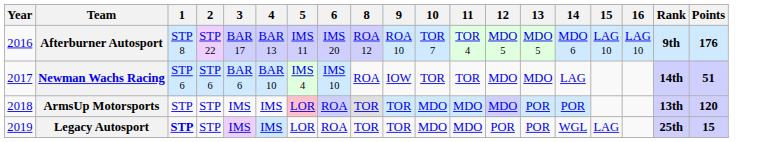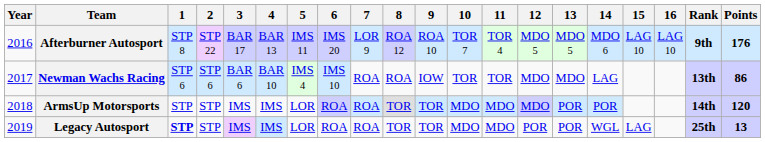+ column: (367, 15)
(671, 78) 14th -> (704, 78) 13th
(708, 78) 51 -> (741, 78) 86
(303, 106) pink background -> (303, 106) no background
(671, 106) 13th -> (704, 106) 14th
(708, 127) 15 -> (741, 127) 13
